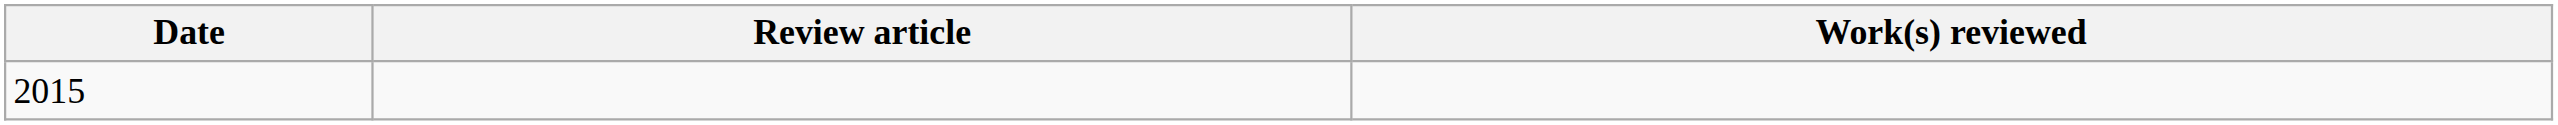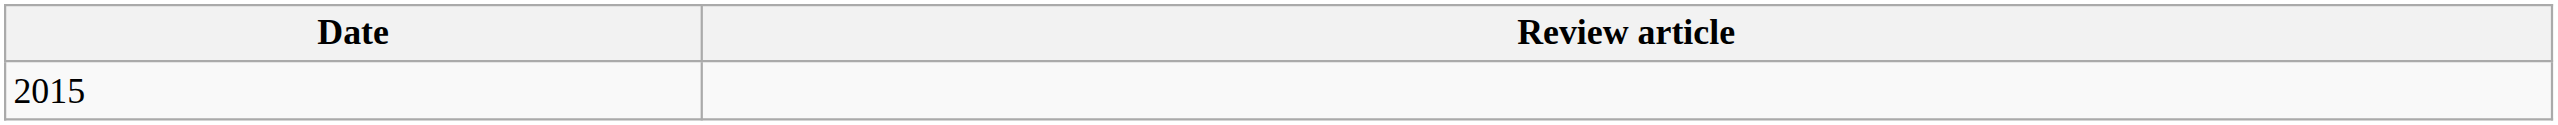- column: (1951, 32)
